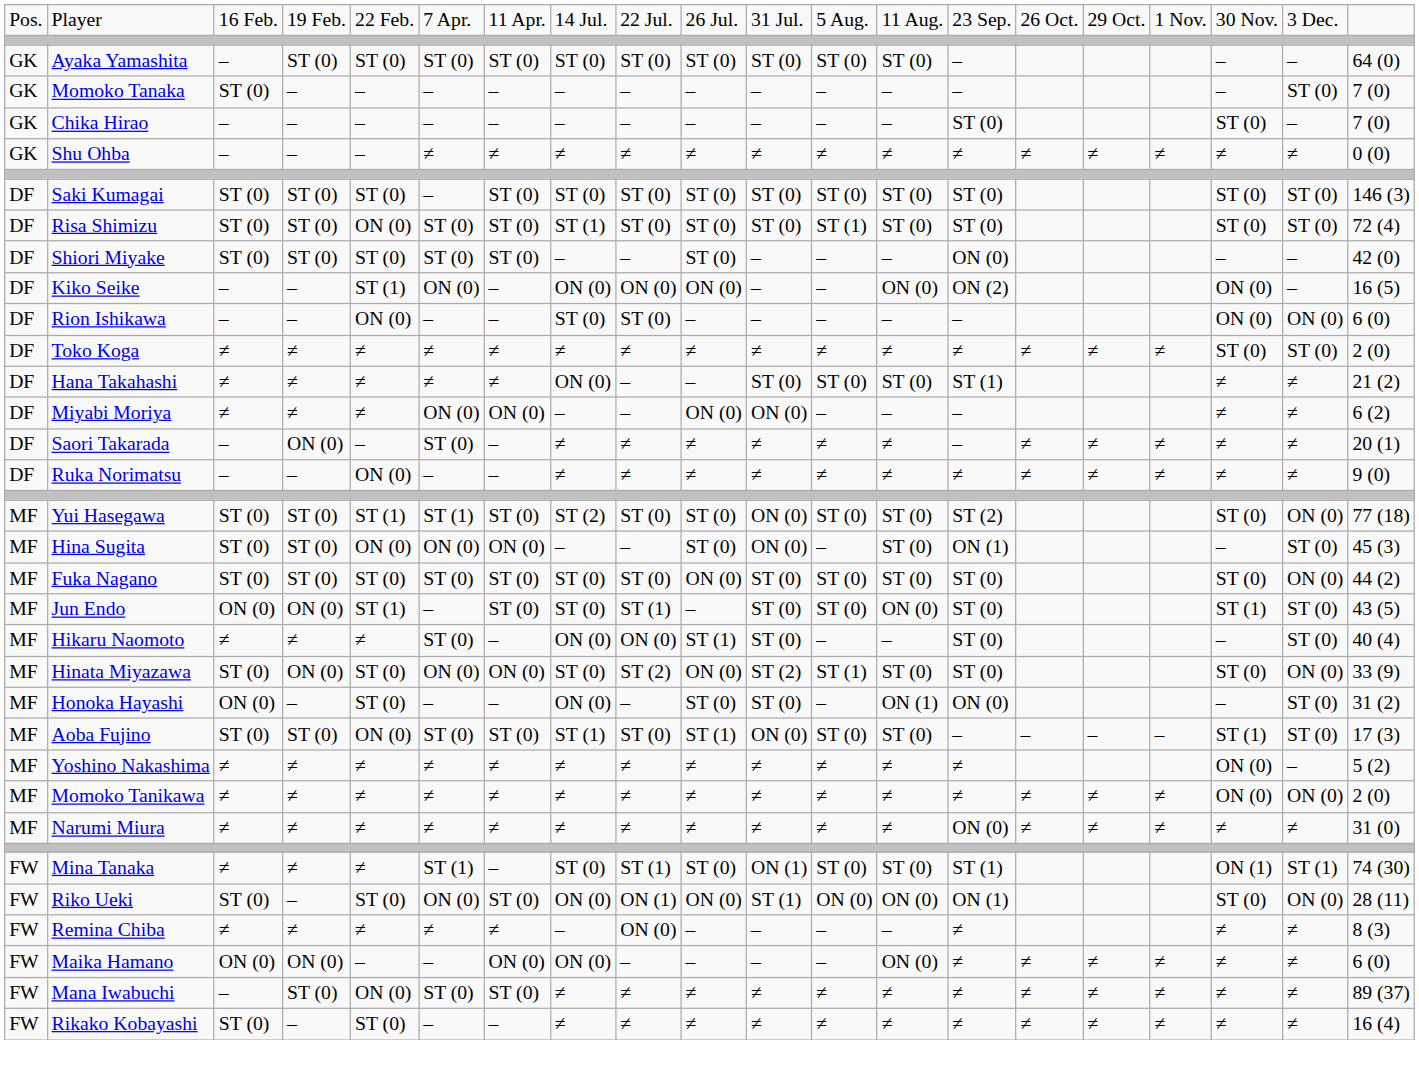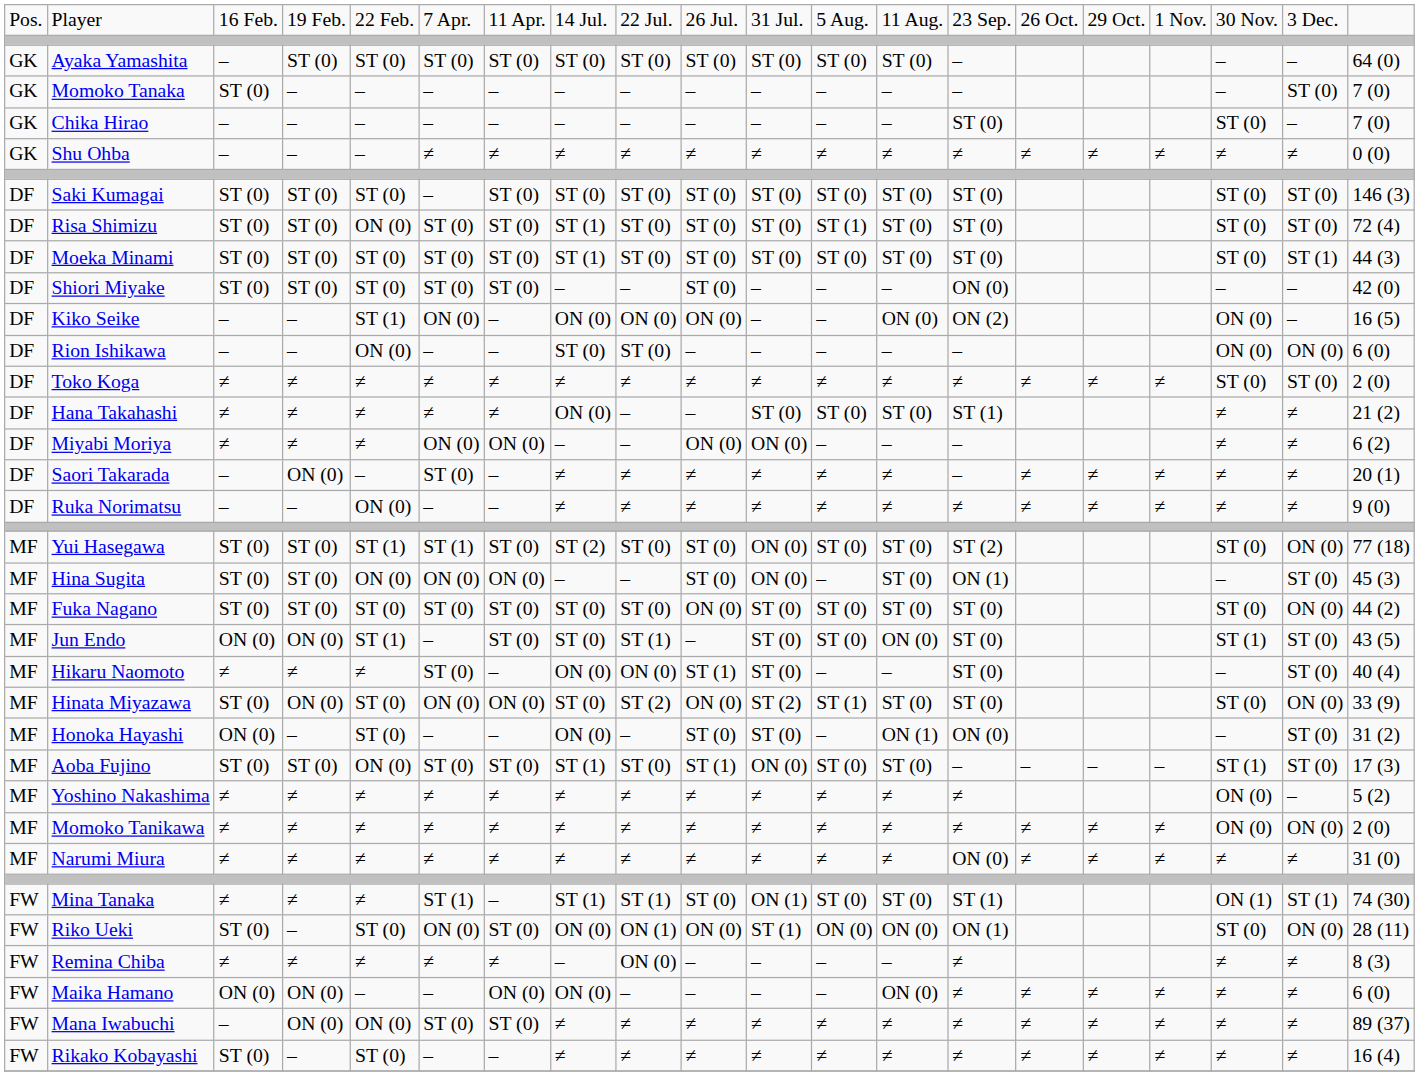+ row: (22, 256)
(580, 867) ST (0) -> (580, 899) ST (1)
(312, 992) ST (0) -> (315, 1023) ON (0)
